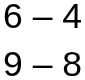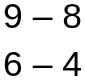rows swapped: (43, 64) <-> (43, 15)
